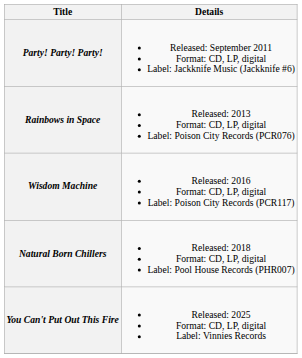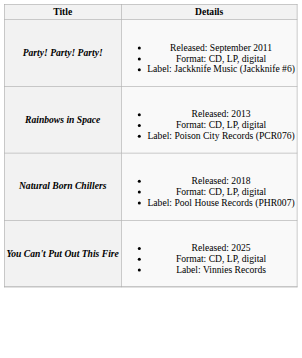- row: (63, 186)
